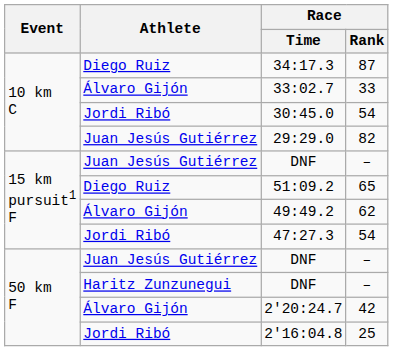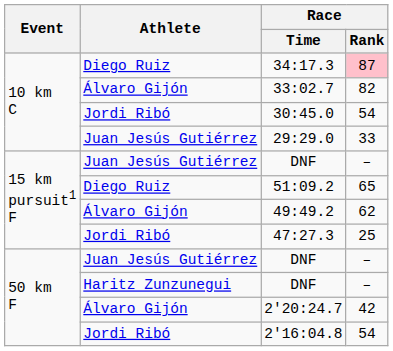(367, 65) no background -> (367, 65) pink background
(367, 90) 33 -> (367, 90) 82
(367, 138) 82 -> (367, 138) 33
(367, 236) 54 -> (367, 236) 25
(367, 333) 25 -> (367, 333) 54
